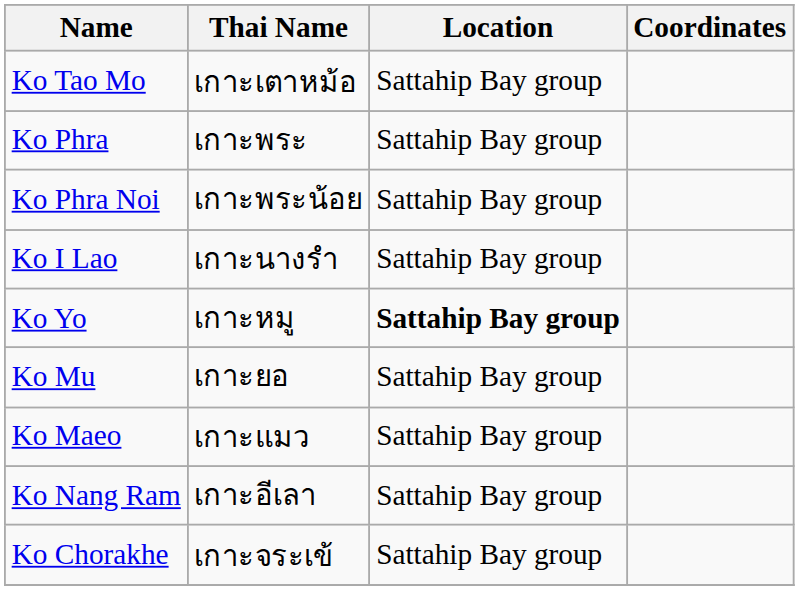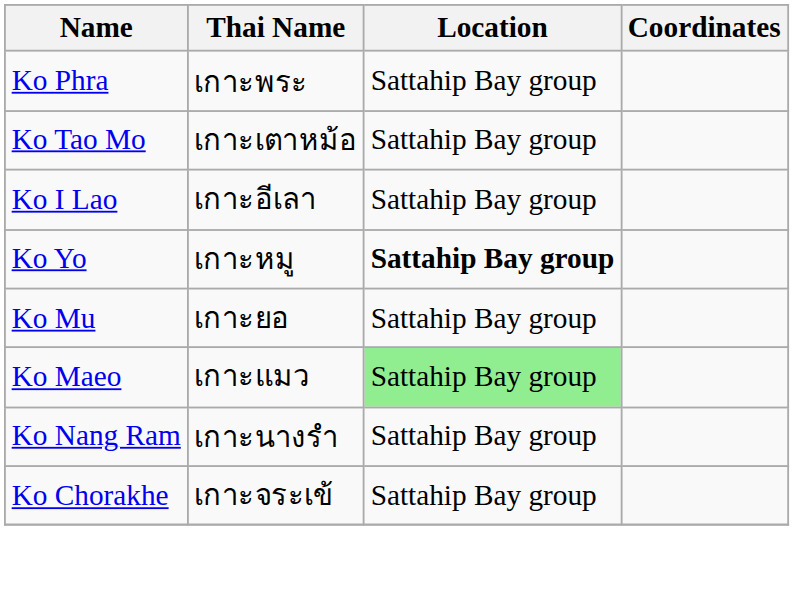rows swapped: (79, 80) <-> (60, 139)
- row: (86, 199)
(267, 259) เกาะนางรำ -> (256, 199) เกาะอีเลา
(489, 436) no background -> (484, 376) lightgreen background
(256, 496) เกาะอีเลา -> (267, 436) เกาะนางรำ
